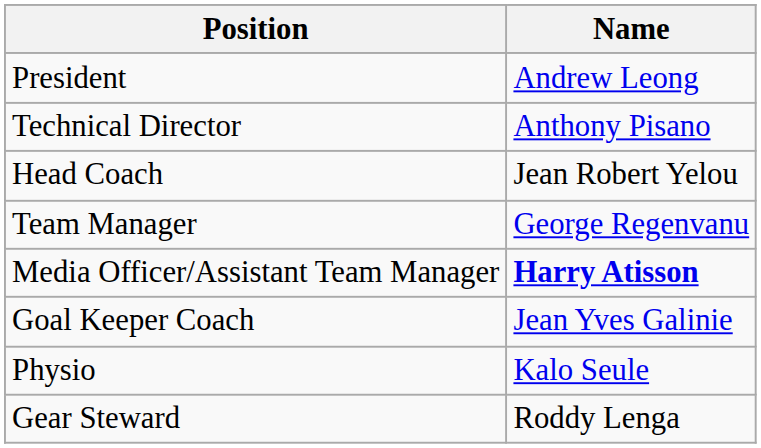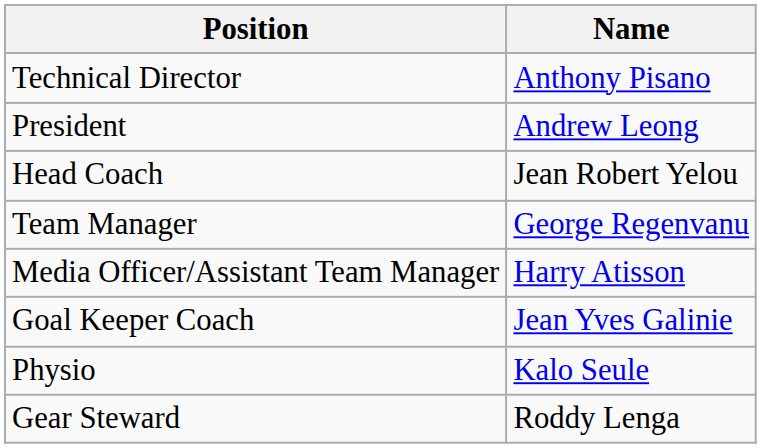rows swapped: (69, 77) <-> (127, 126)
(606, 272) bold -> (599, 272) normal
